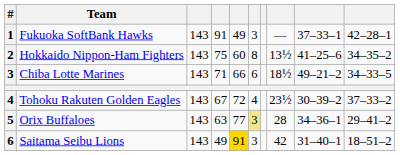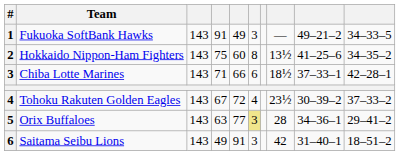(319, 34) 37–33–1 -> (319, 34) 49–21–2
(369, 34) 42–28–1 -> (369, 34) 34–33–5
(319, 74) 49–21–2 -> (319, 74) 37–33–1
(369, 74) 34–33–5 -> (369, 74) 42–28–1
(239, 140) gold background -> (239, 140) no background
